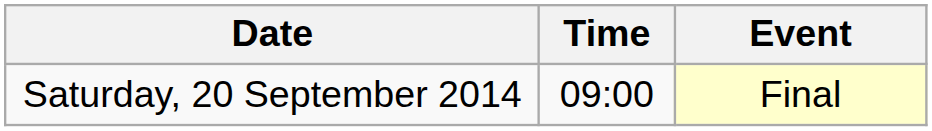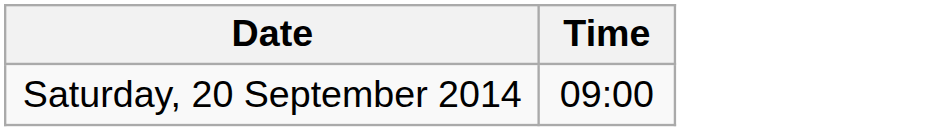- column: (800, 34)
